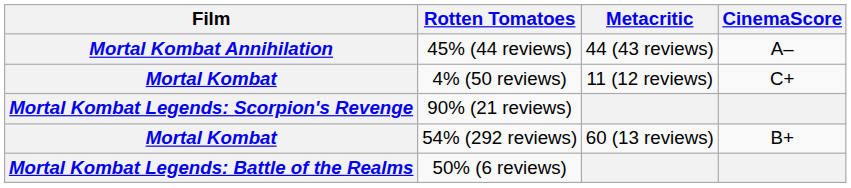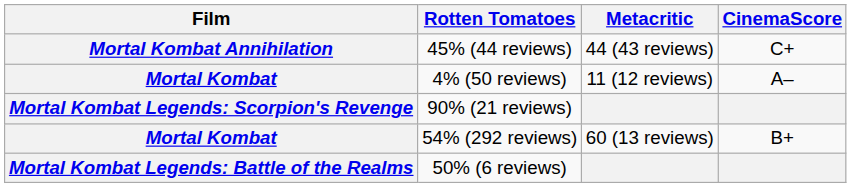(782, 49) A– -> (782, 49) C+
(782, 78) C+ -> (782, 78) A–
